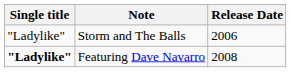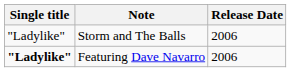(224, 56) 2008 -> (224, 56) 2006
